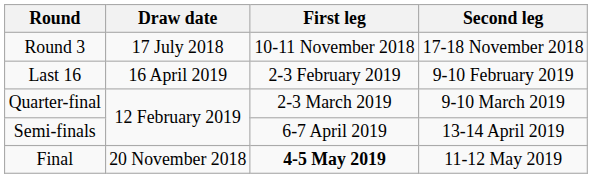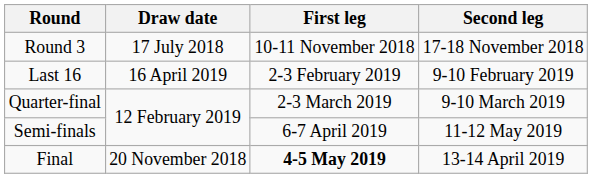(503, 131) 13-14 April 2019 -> (503, 131) 11-12 May 2019
(503, 159) 11-12 May 2019 -> (503, 159) 13-14 April 2019
